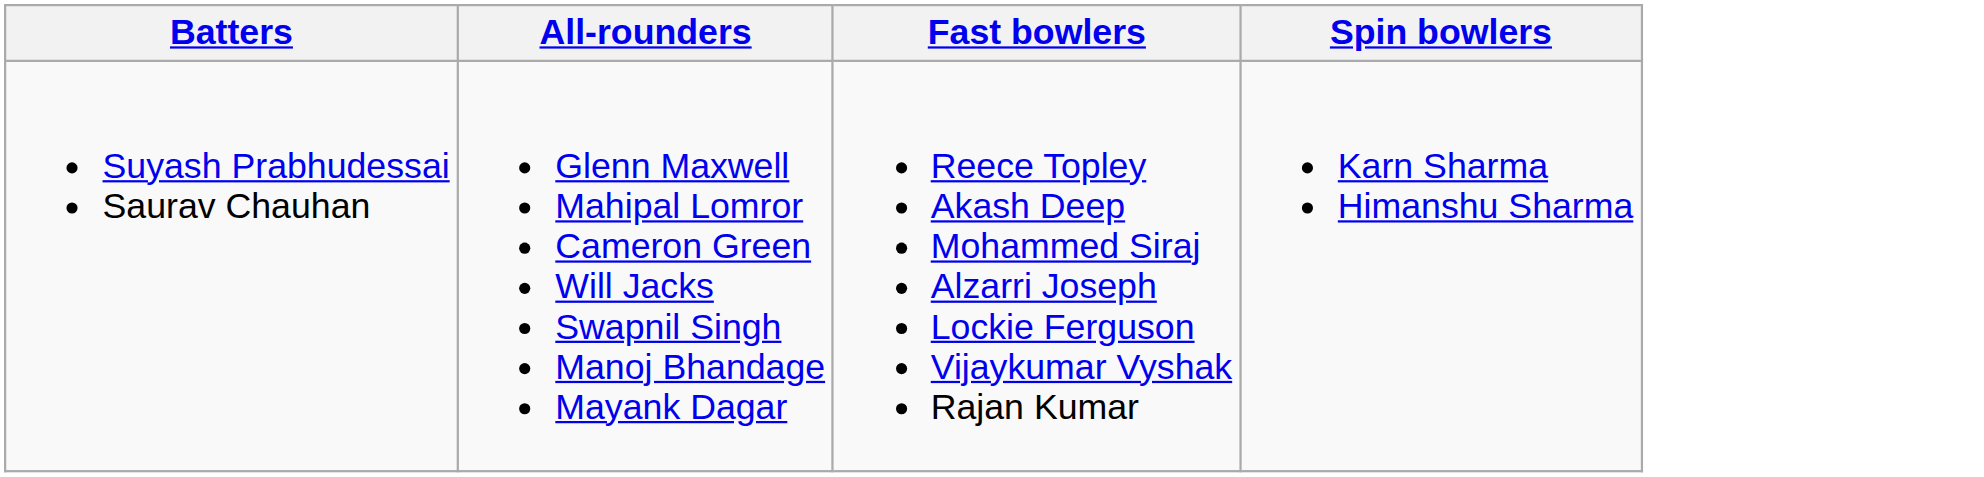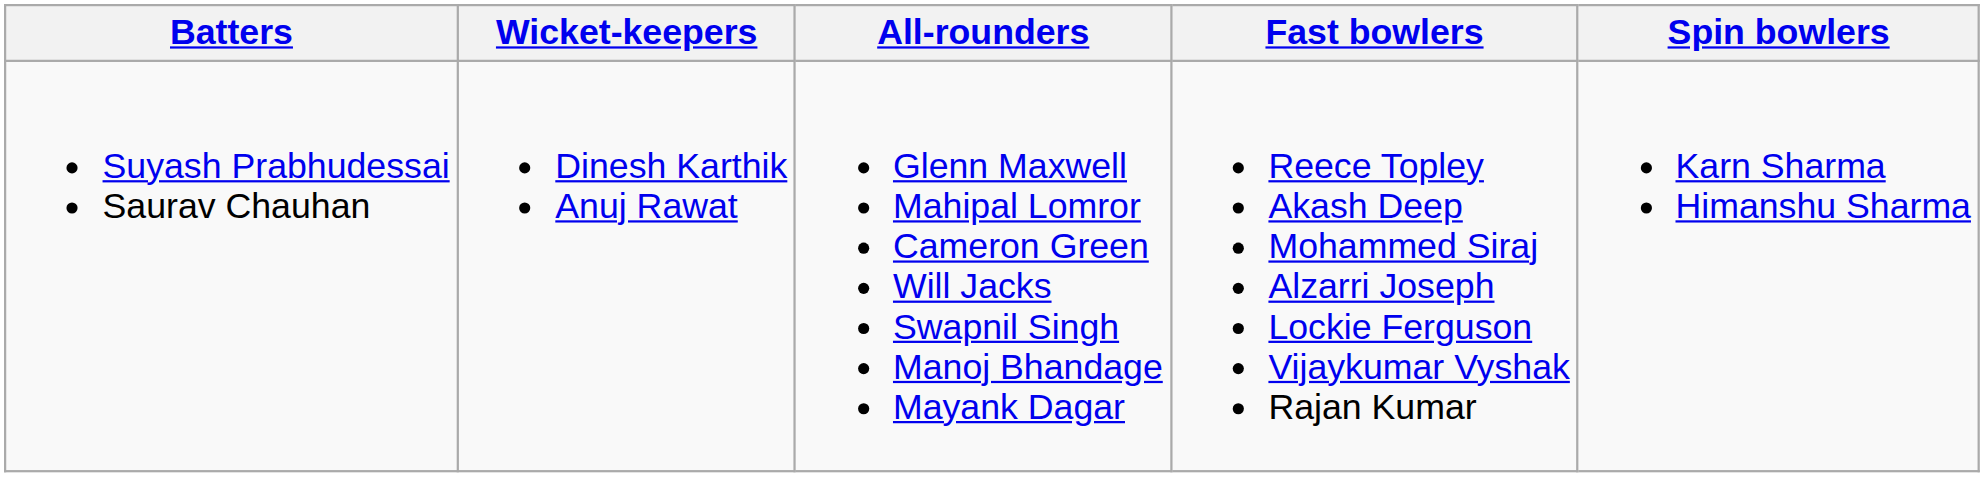+ column: (627, 32)
